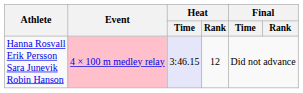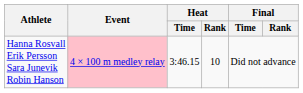(184, 62) lavender background -> (184, 62) no background
(215, 62) 12 -> (215, 62) 10
